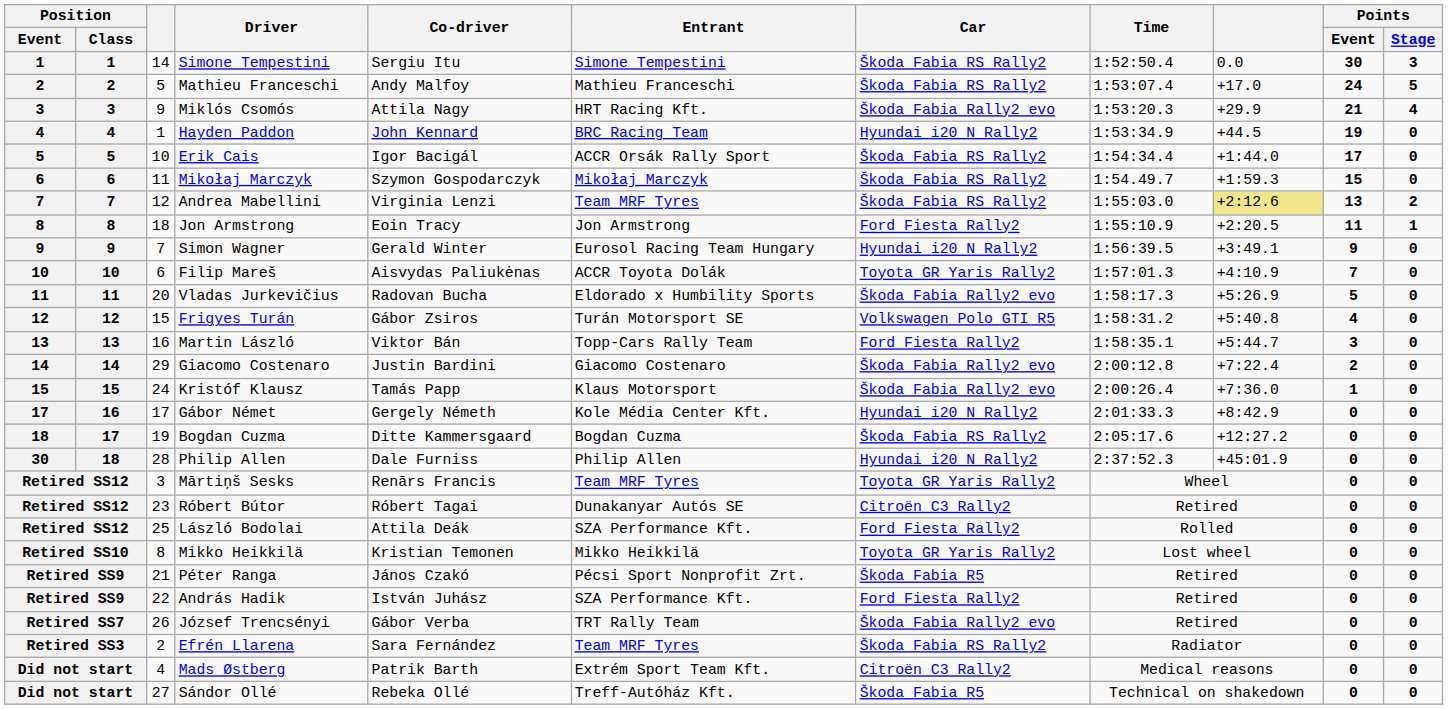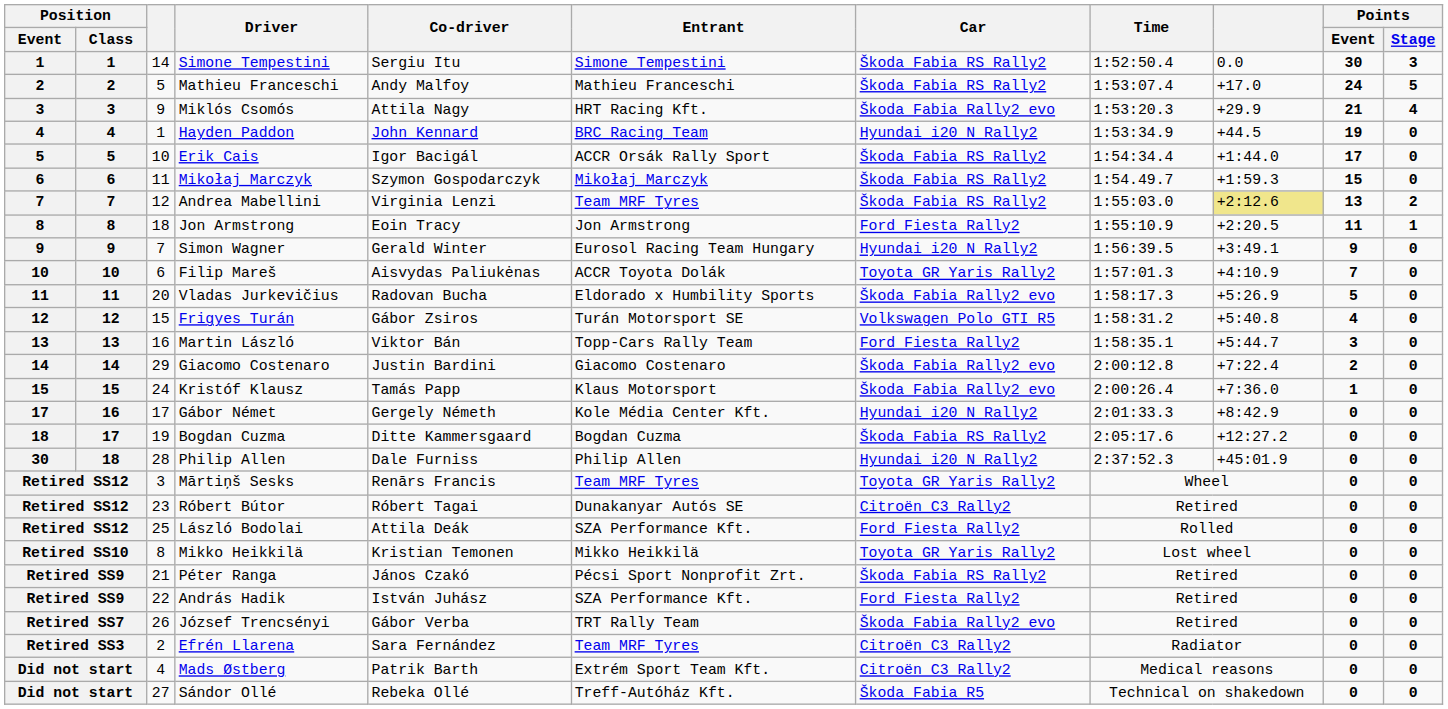(922, 576) Škoda Fabia R5 -> (953, 576) Škoda Fabia RS Rally2
(953, 646) Škoda Fabia RS Rally2 -> (935, 646) Citroën C3 Rally2
